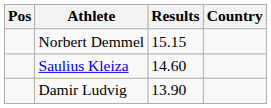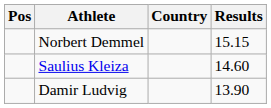columns swapped: (235, 16) <-> (175, 16)
